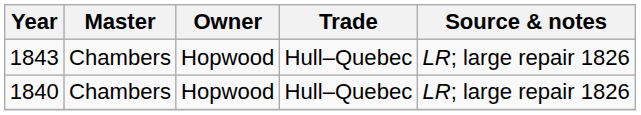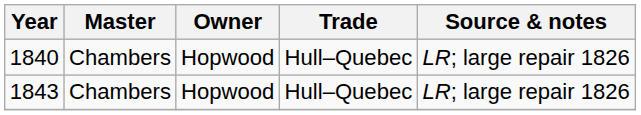rows swapped: (34, 92) <-> (34, 57)
